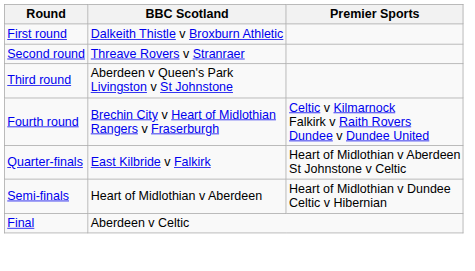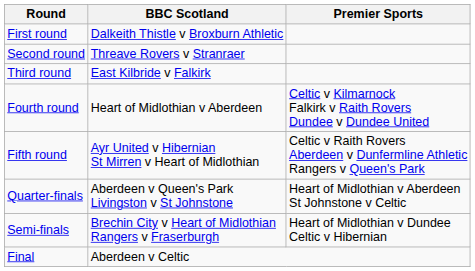(162, 80) Aberdeen v Queen's Park Livingston v St Johnstone -> (151, 73) East Kilbride v Falkirk
(183, 121) Brechin City v Heart of Midlothian Rangers v Fraserburgh -> (176, 107) Heart of Midlothian v Aberdeen
+ row: (37, 155)
(151, 162) East Kilbride v Falkirk -> (162, 196) Aberdeen v Queen's Park Livingston v St Johnstone
(176, 196) Heart of Midlothian v Aberdeen -> (183, 230) Brechin City v Heart of Midlothian Rangers v Fraserburgh
